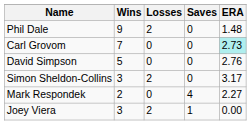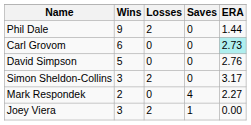(232, 29) 1.48 -> (232, 29) 1.44
(120, 45) 7 -> (120, 45) 6
